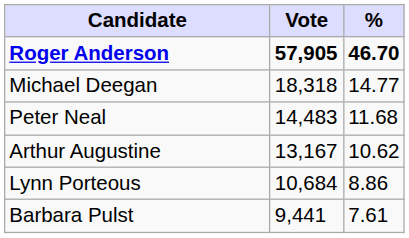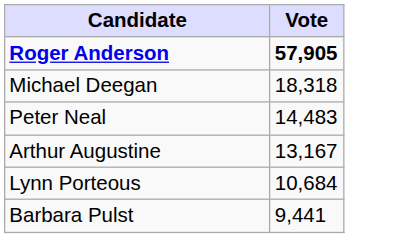- column: (374, 20)
